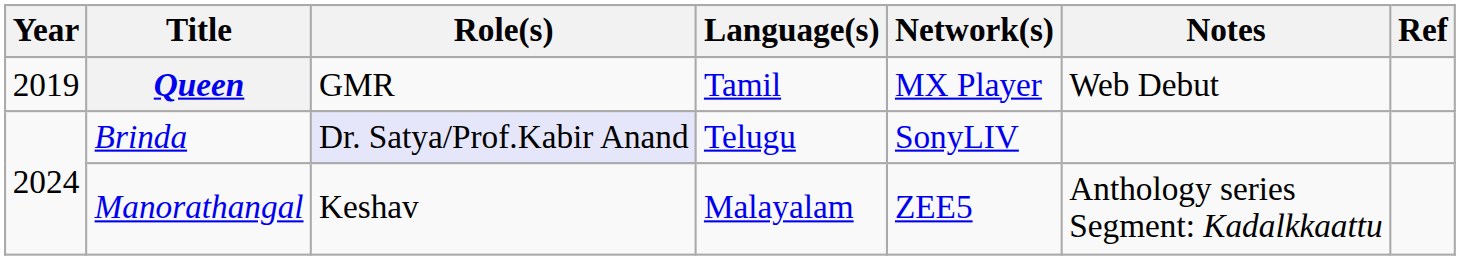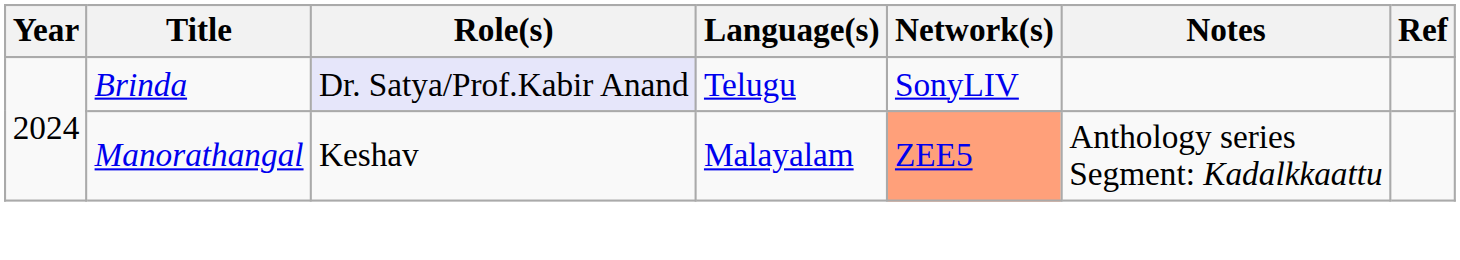- row: (199, 83)
(934, 207) no background -> (934, 155) lightsalmon background
